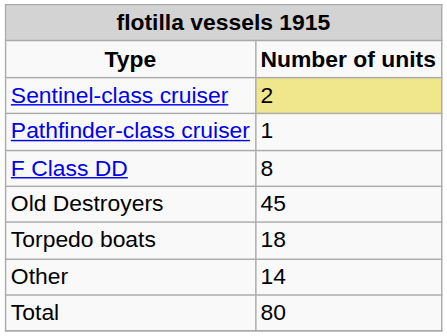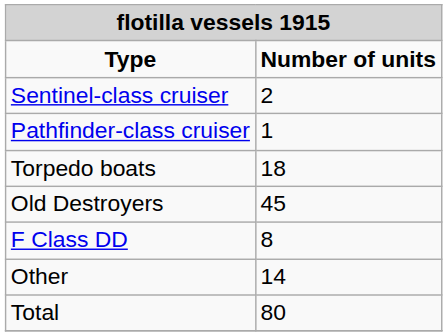(267, 95) khaki background -> (267, 95) no background
rows swapped: (69, 167) <-> (83, 240)
